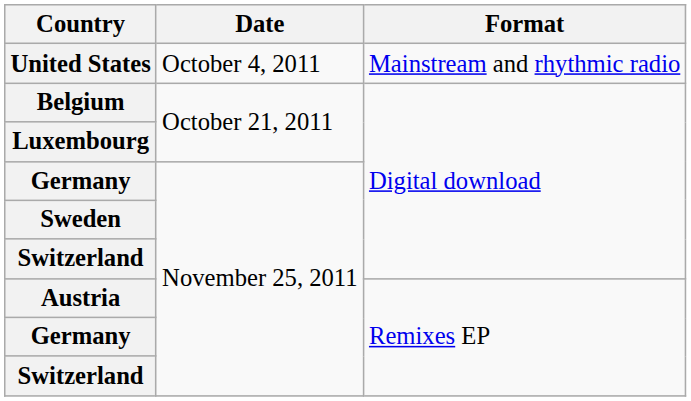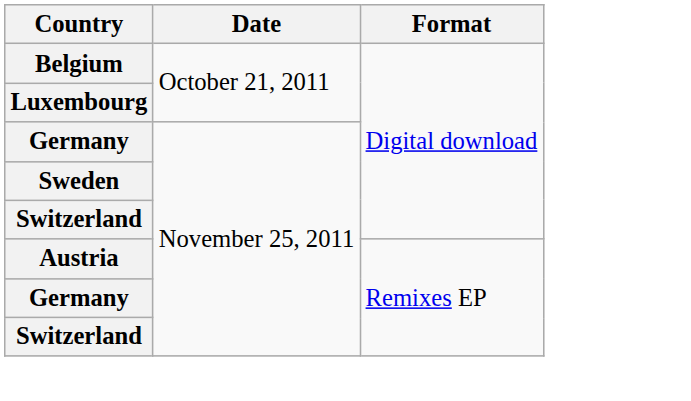- row: (81, 63)
